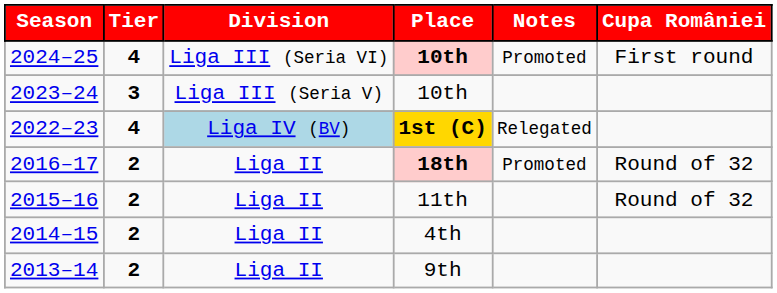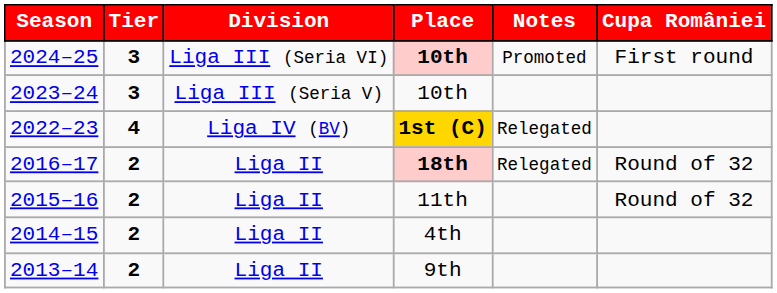(134, 58) 4 -> (134, 58) 3
(279, 128) lightblue background -> (279, 128) no background
(544, 165) Promoted -> (544, 165) Relegated
